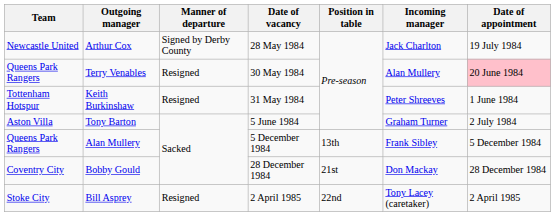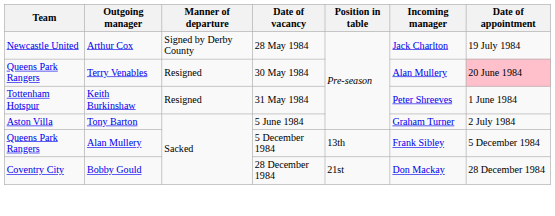- row: (109, 198)
